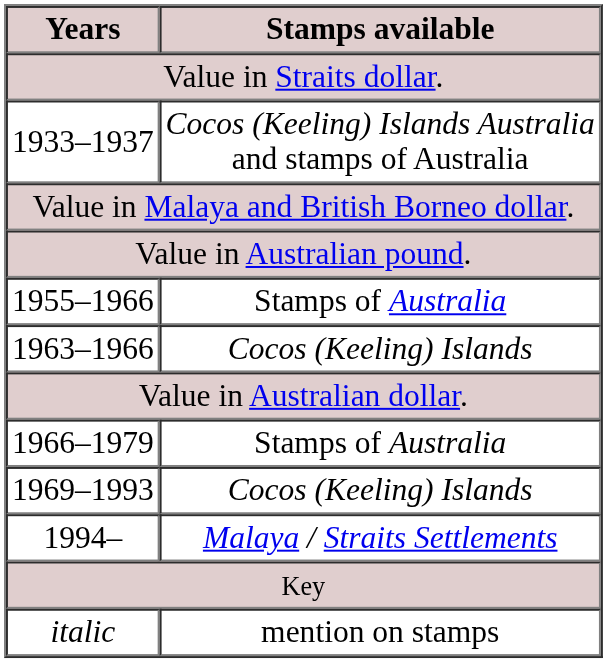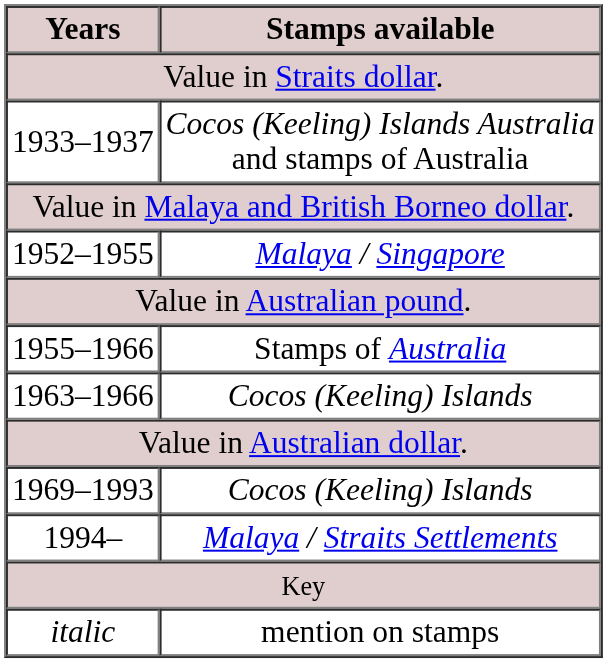+ row: (83, 253)
- row: (83, 442)
